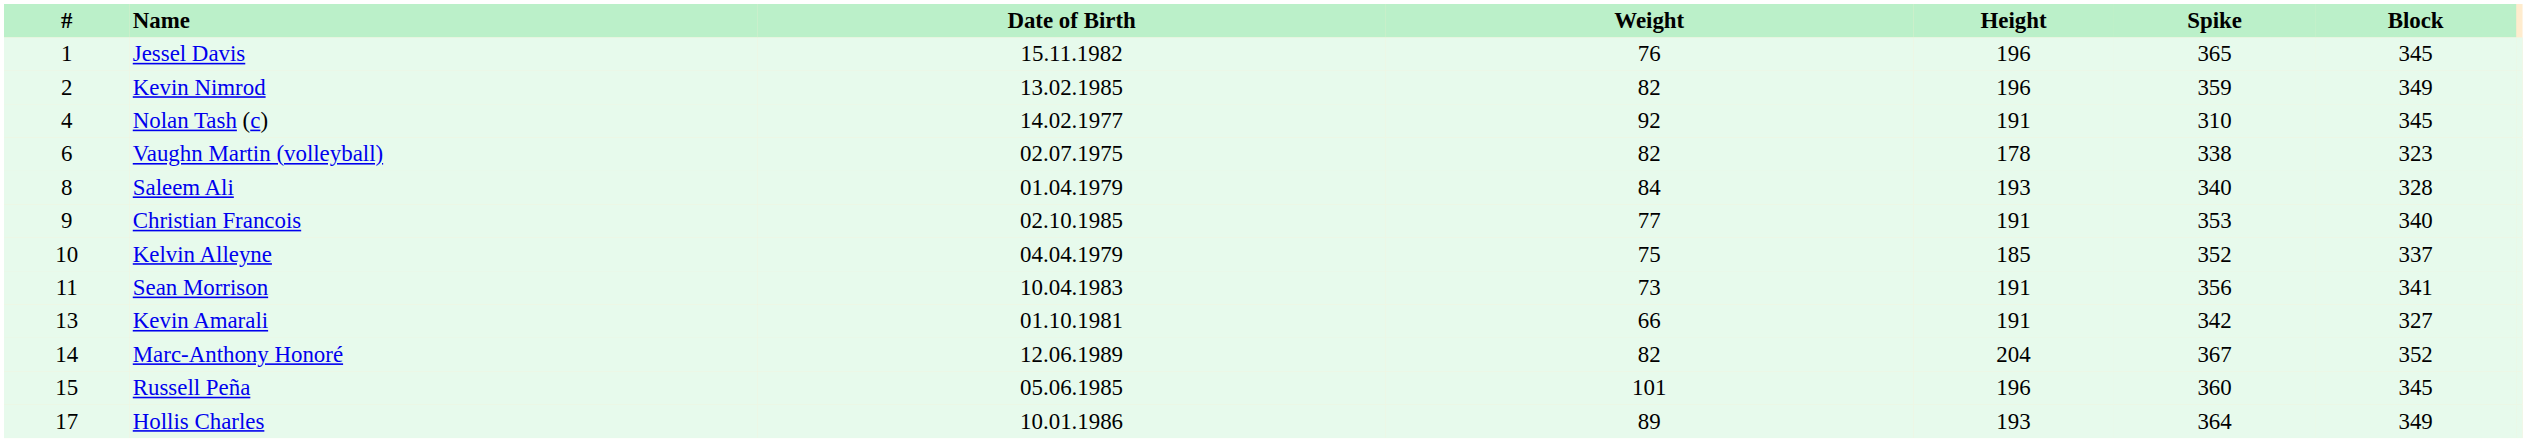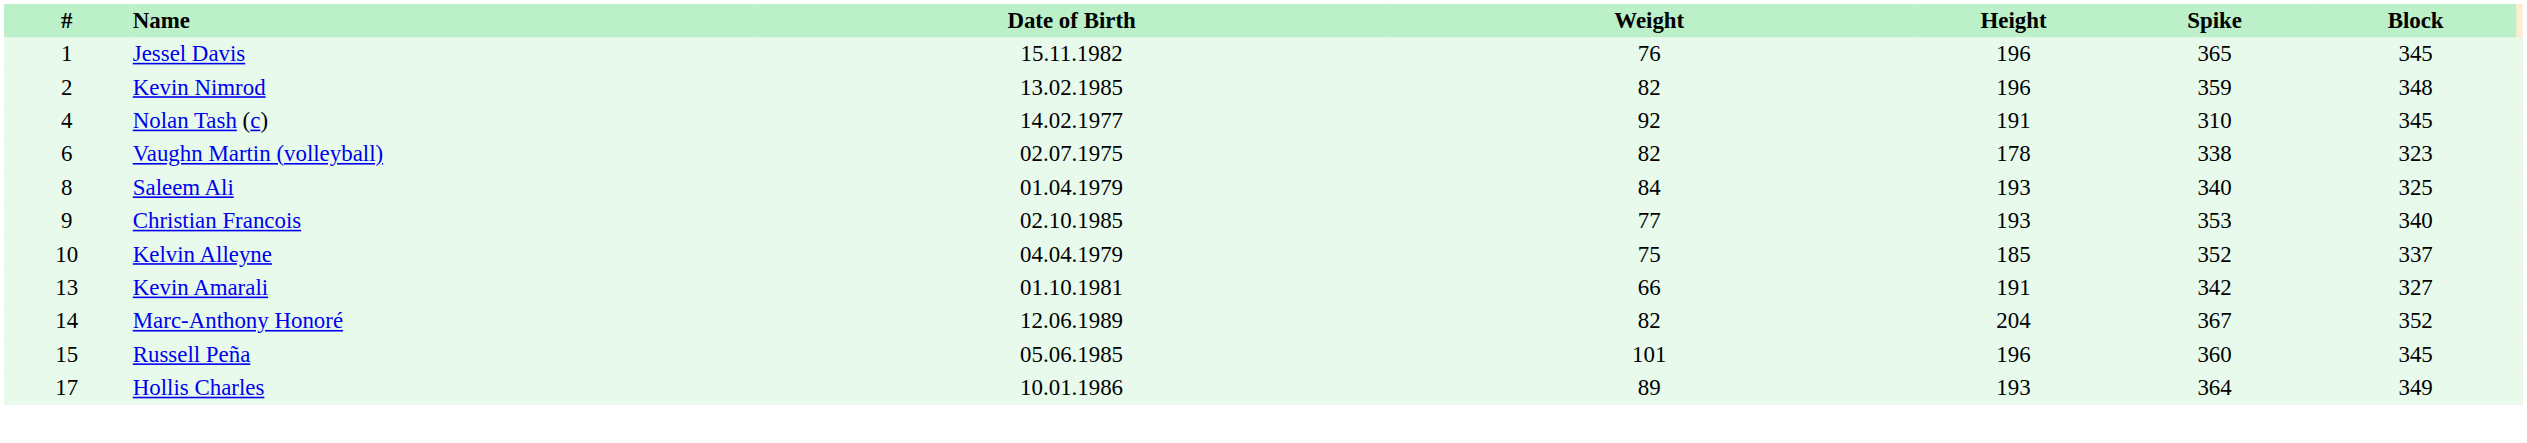(2416, 87) 349 -> (2416, 87) 348
(2416, 187) 328 -> (2416, 187) 325
(2014, 220) 191 -> (2014, 220) 193
- row: (200, 287)
